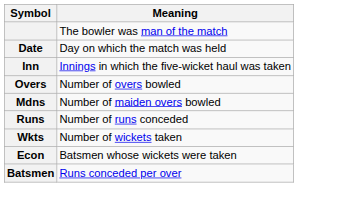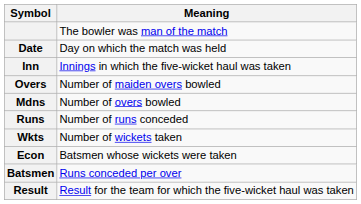(120, 84) Number of overs bowled -> (140, 84) Number of maiden overs bowled
(140, 102) Number of maiden overs bowled -> (120, 102) Number of overs bowled
+ row: (31, 191)
